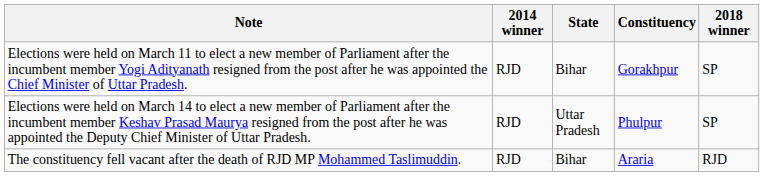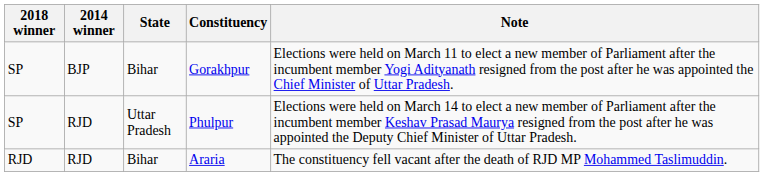columns swapped: (729, 23) <-> (249, 23)
(508, 68) RJD -> (78, 68) BJP
